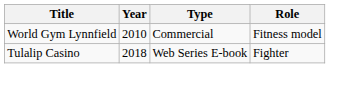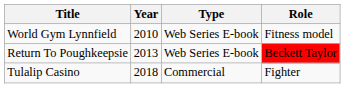(183, 33) Commercial -> (211, 33) Web Series E-book
+ row: (68, 53)
(200, 53) Web Series E-book -> (194, 72) Commercial
